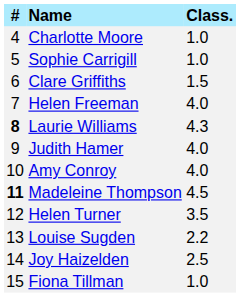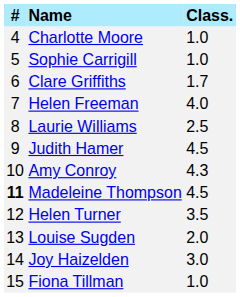(197, 82) 1.5 -> (197, 82) 1.7
(15, 126) bold -> (15, 126) normal
(197, 126) 4.3 -> (197, 126) 2.5
(197, 148) 4.0 -> (197, 148) 4.5
(197, 170) 4.0 -> (197, 170) 4.3
(197, 237) 2.2 -> (197, 237) 2.0
(197, 259) 2.5 -> (197, 259) 3.0
